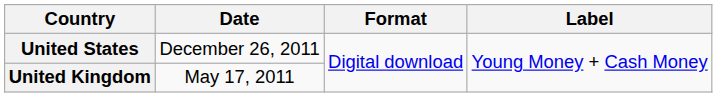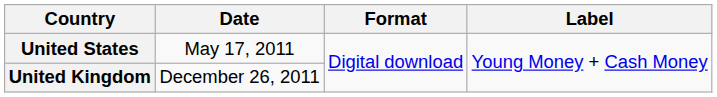(239, 48) December 26, 2011 -> (239, 48) May 17, 2011
(239, 77) May 17, 2011 -> (239, 77) December 26, 2011
